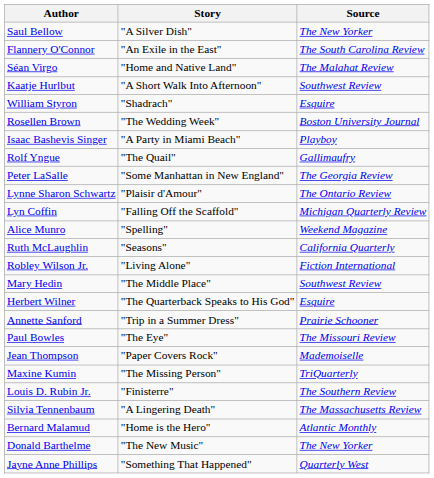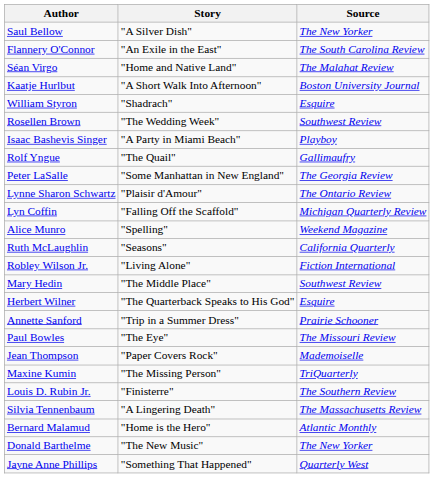(340, 85) Southwest Review -> (360, 85) Boston University Journal
(360, 121) Boston University Journal -> (340, 121) Southwest Review
